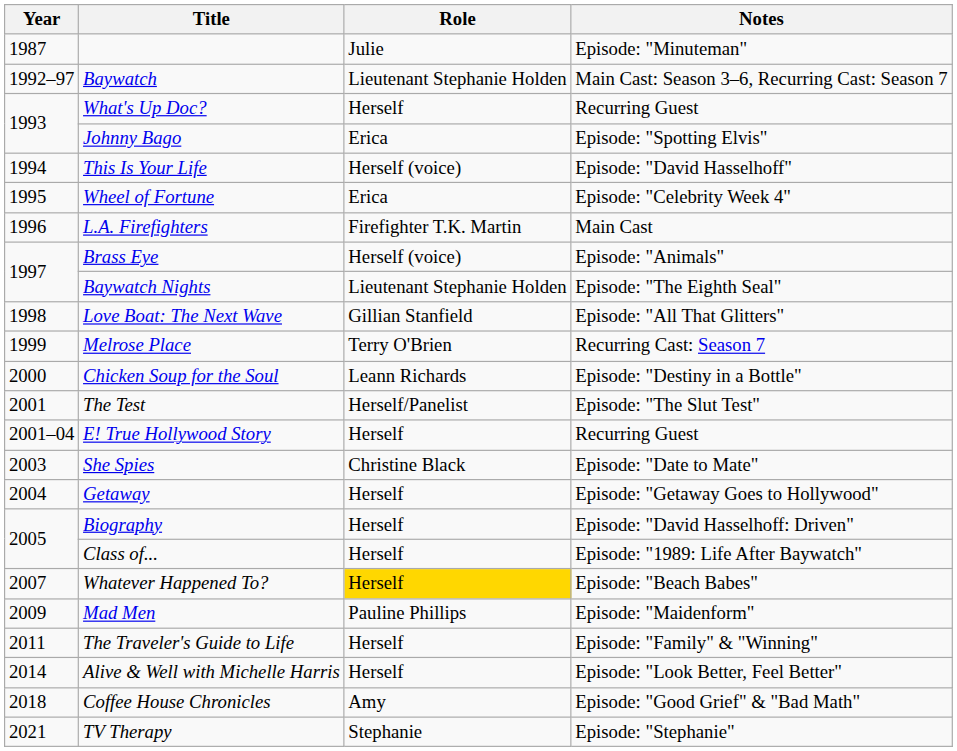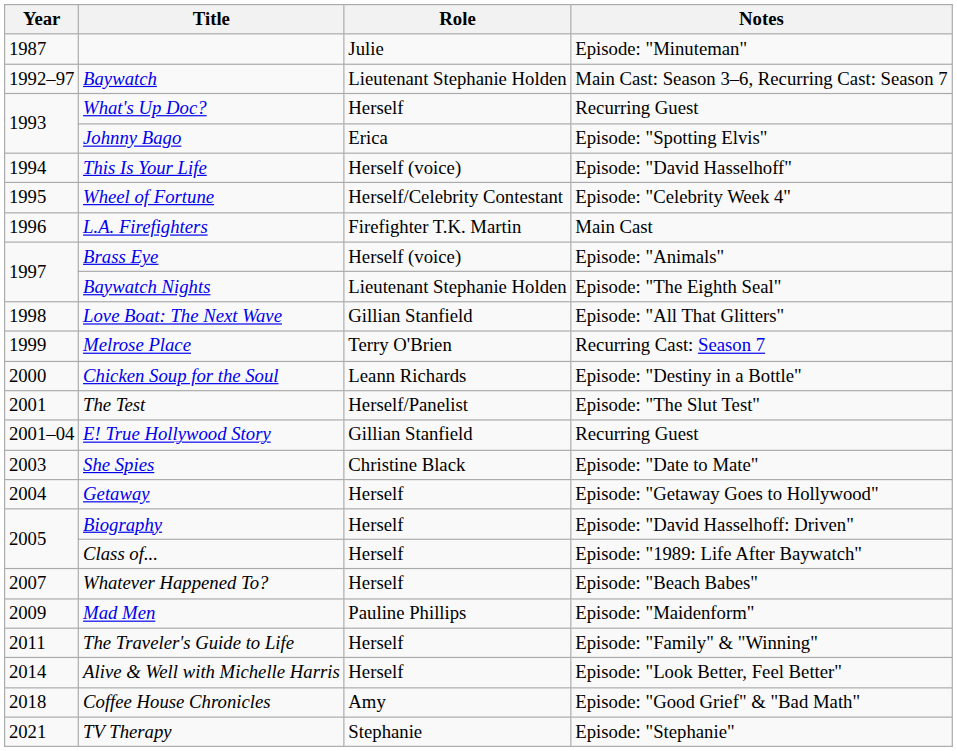(368, 197) Erica -> (456, 197) Herself/Celebrity Contestant
(376, 434) Herself -> (410, 434) Gillian Stanfield
(376, 583) gold background -> (376, 583) no background
